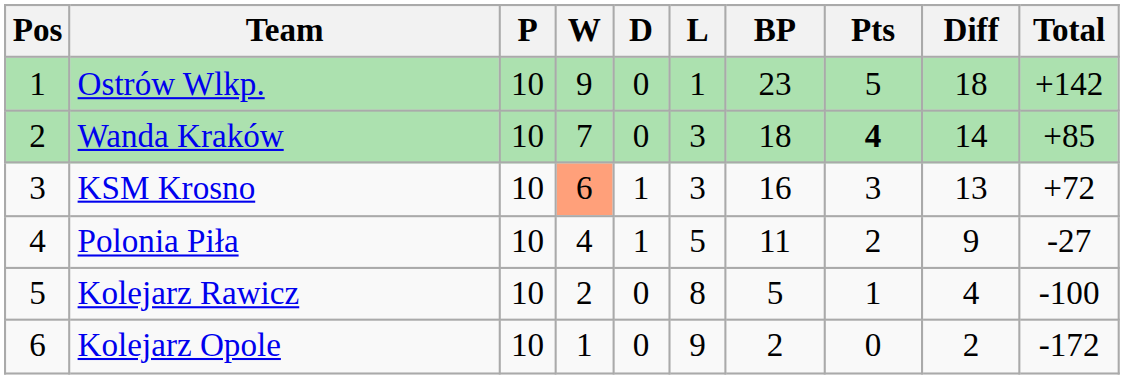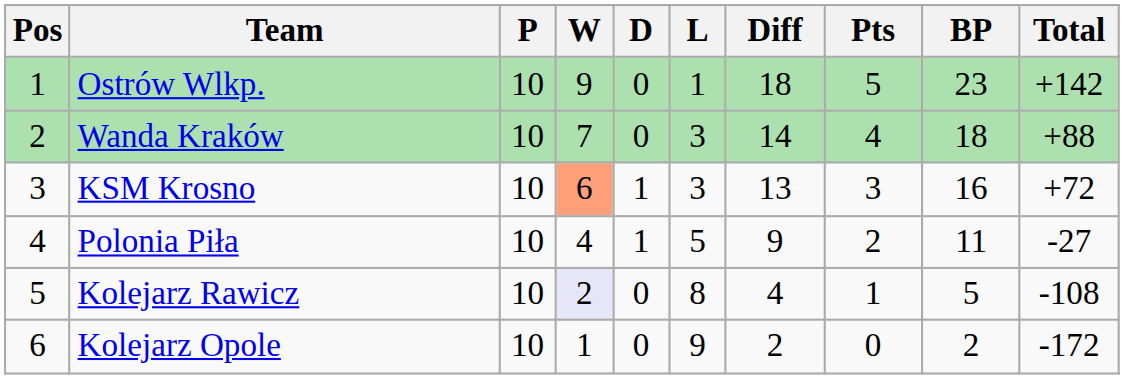columns swapped: (971, 30) <-> (775, 30)
(873, 135) bold -> (873, 135) normal
(1069, 135) +85 -> (1069, 135) +88
(584, 293) no background -> (584, 293) lavender background
(1069, 293) -100 -> (1069, 293) -108
